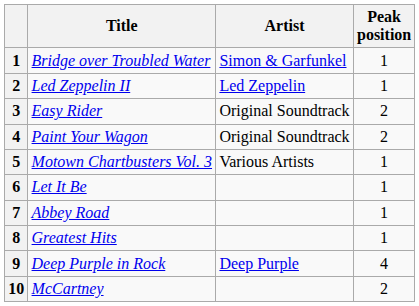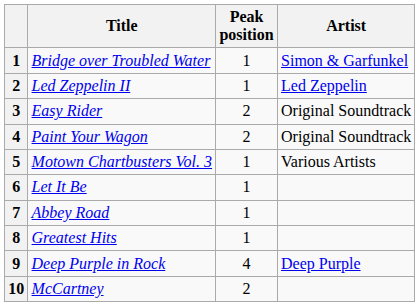columns swapped: (285, 26) <-> (384, 26)
